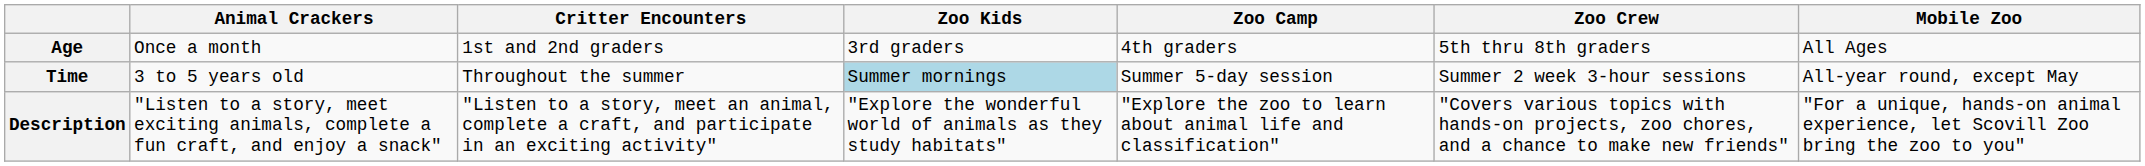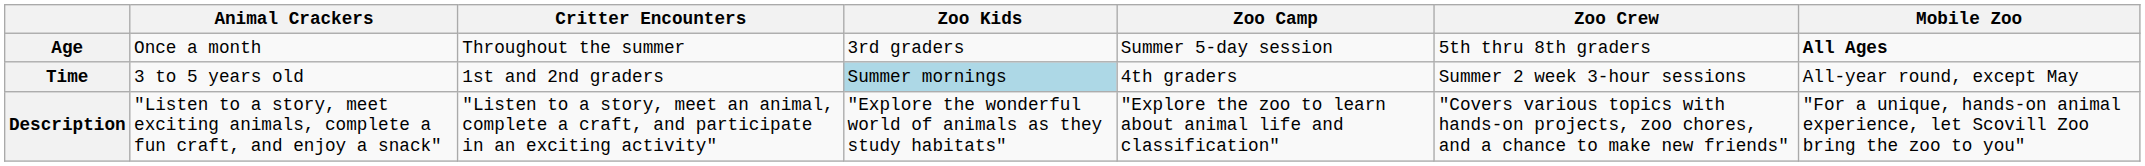(563, 48) 1st and 2nd graders -> (574, 48) Throughout the summer
(1179, 48) 4th graders -> (1227, 48) Summer 5-day session
(1845, 48) normal -> (1845, 48) bold
(574, 77) Throughout the summer -> (563, 77) 1st and 2nd graders
(1227, 77) Summer 5-day session -> (1179, 77) 4th graders
